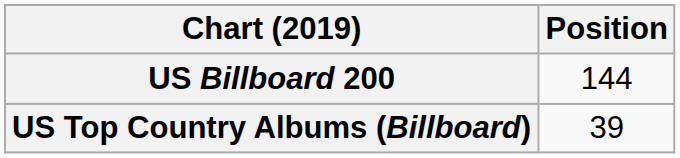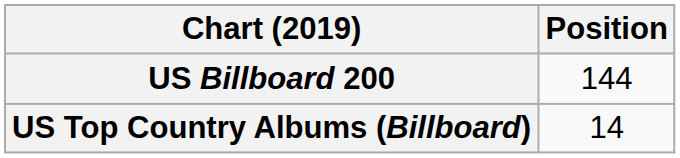(607, 127) 39 -> (607, 127) 14
